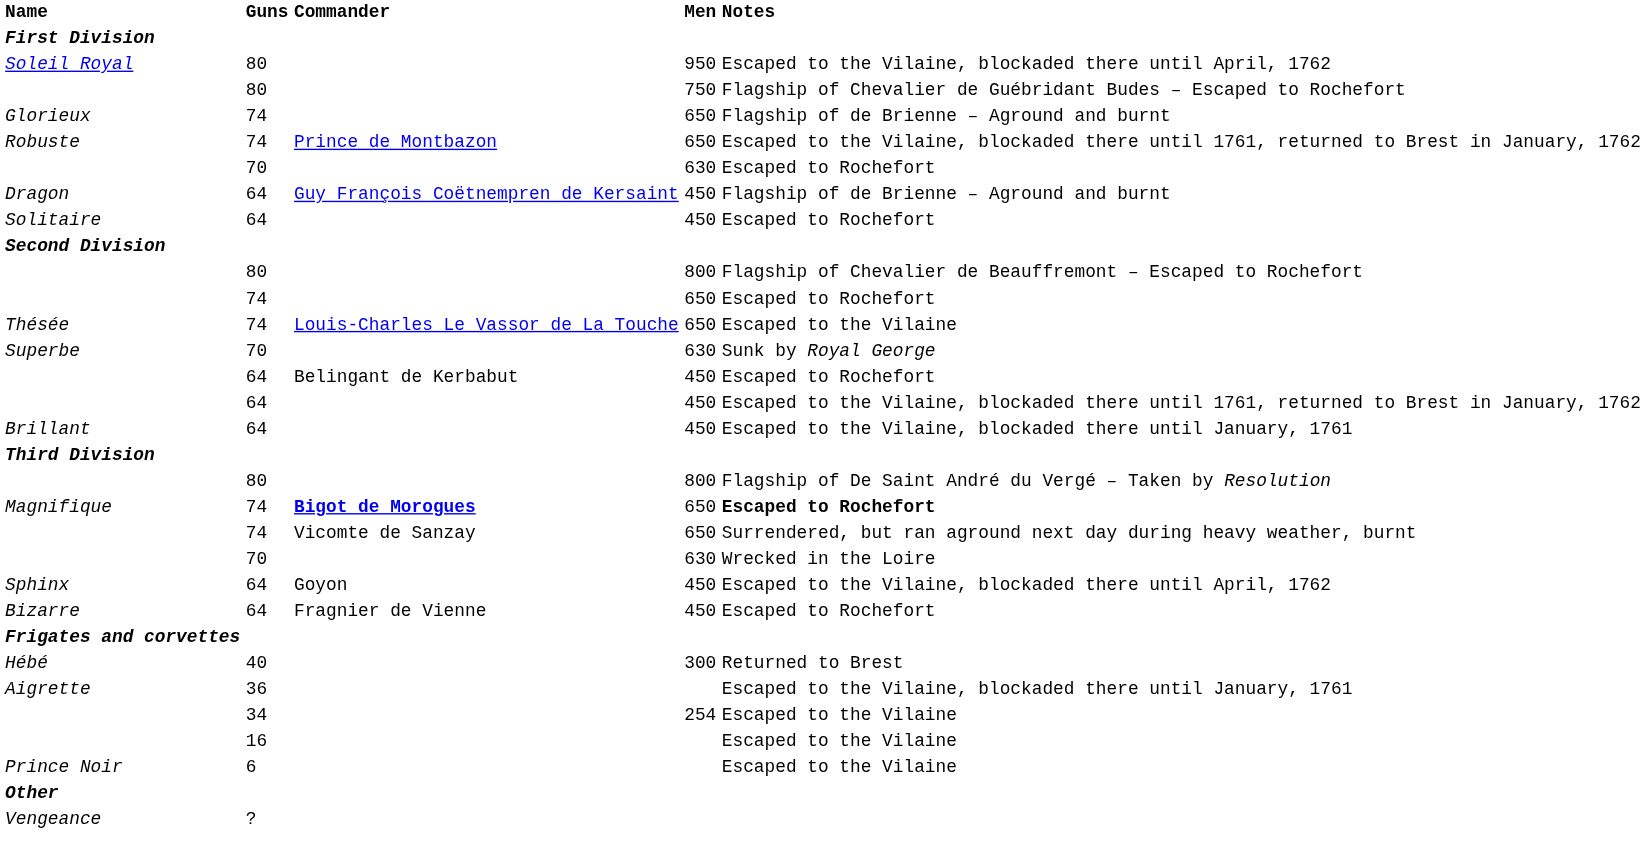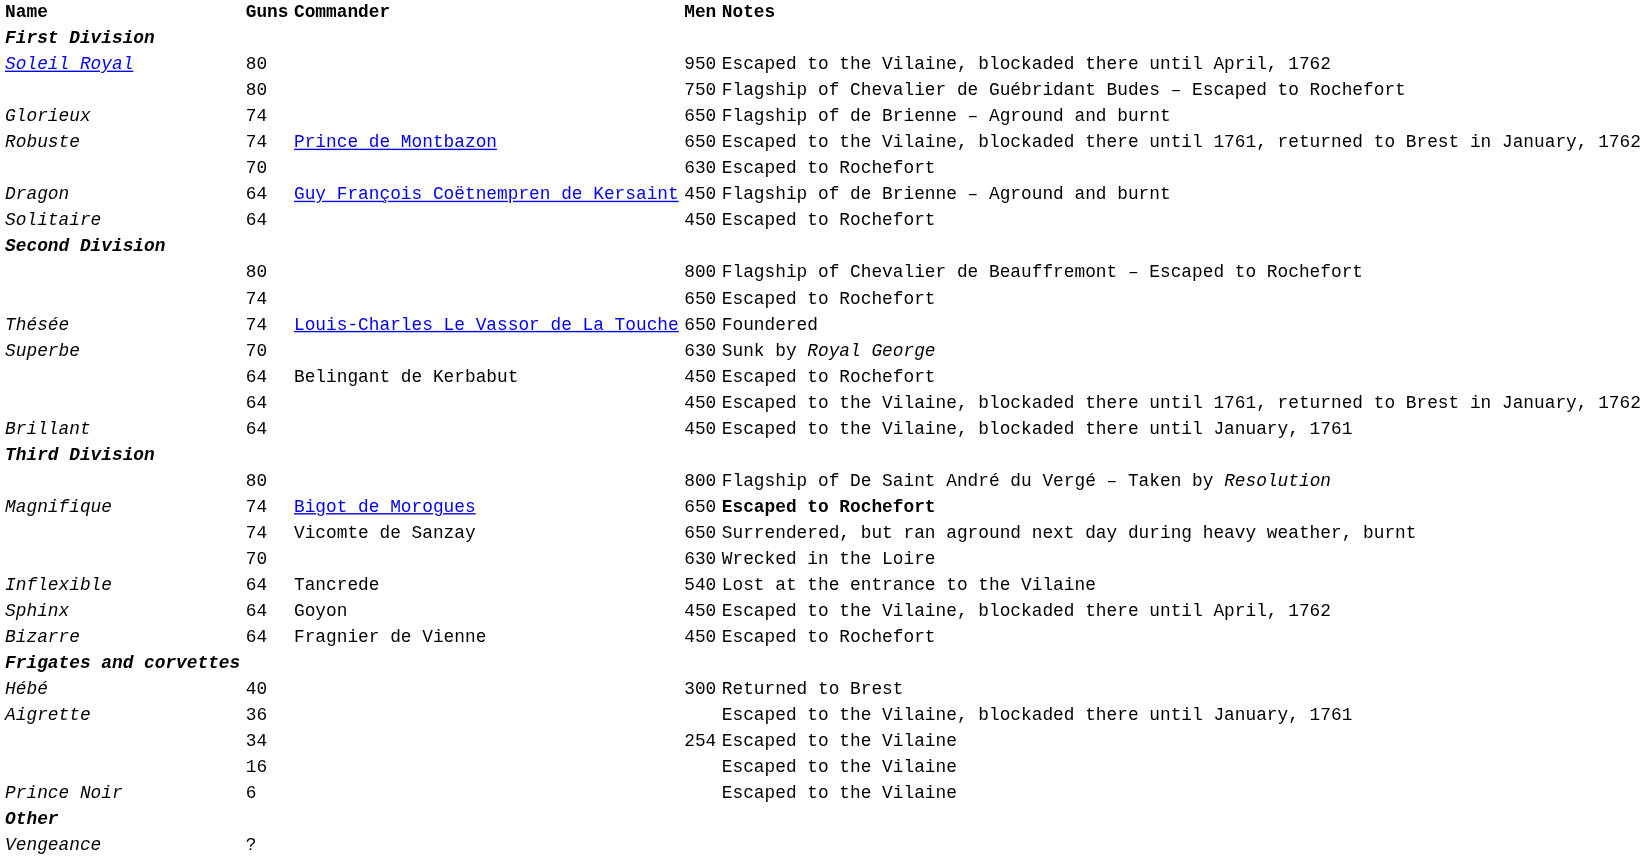(839, 325) Escaped to the Vilaine -> (770, 325) Foundered
(385, 507) bold -> (385, 507) normal
+ row: (59, 585)
